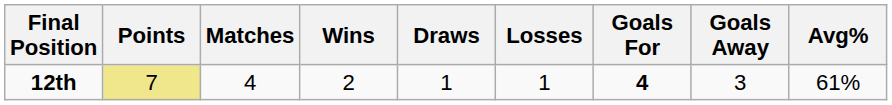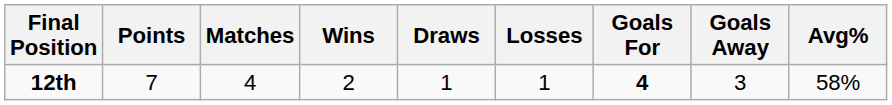(152, 82) khaki background -> (152, 82) no background
(838, 82) 61% -> (838, 82) 58%
